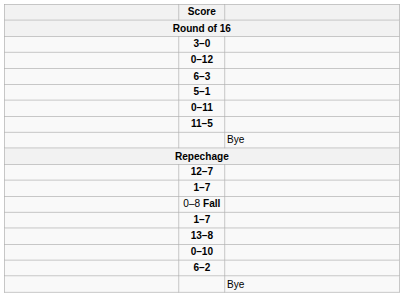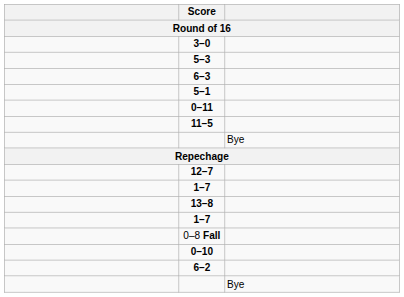+ row: (202, 60)
- row: (202, 60)
rows swapped: (202, 204) <-> (202, 236)
